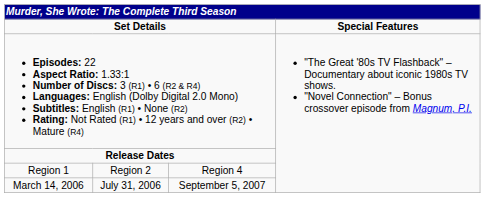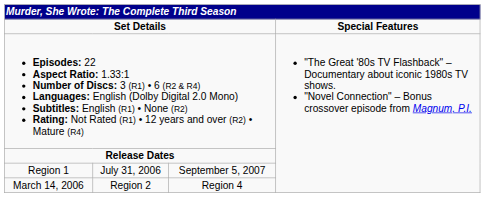(131, 171) Region 2 -> (131, 171) July 31, 2006
(222, 171) Region 4 -> (222, 171) September 5, 2007
(131, 185) July 31, 2006 -> (131, 185) Region 2
(222, 185) September 5, 2007 -> (222, 185) Region 4
